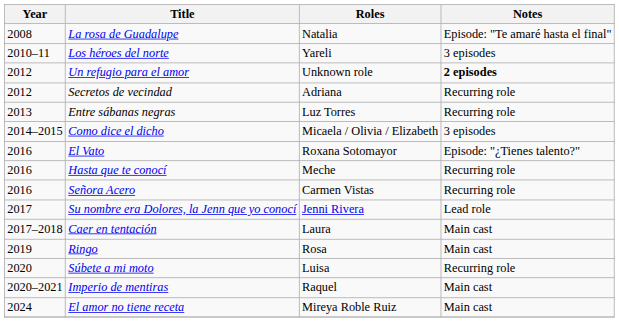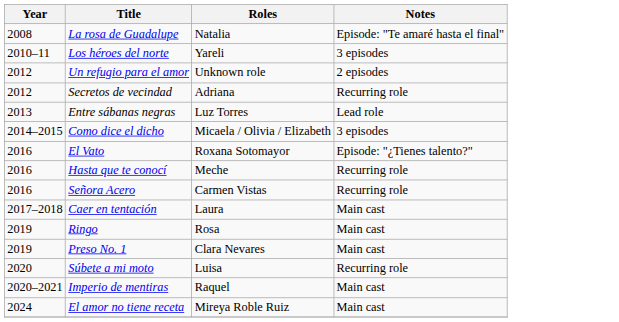(470, 72) bold -> (362, 72) normal
(480, 111) Recurring role -> (360, 111) Lead role
- row: (182, 209)
+ row: (97, 248)
